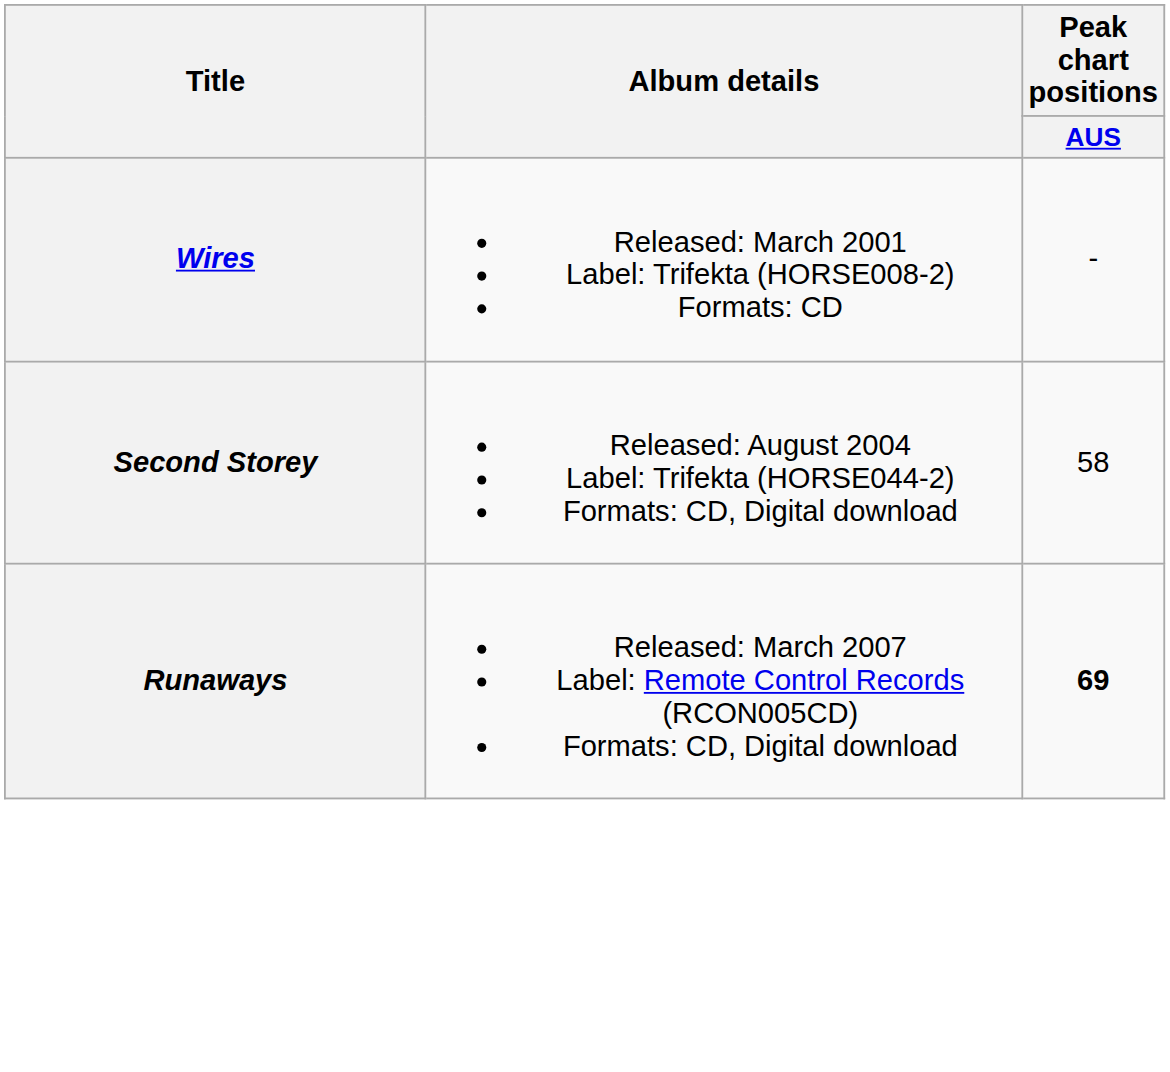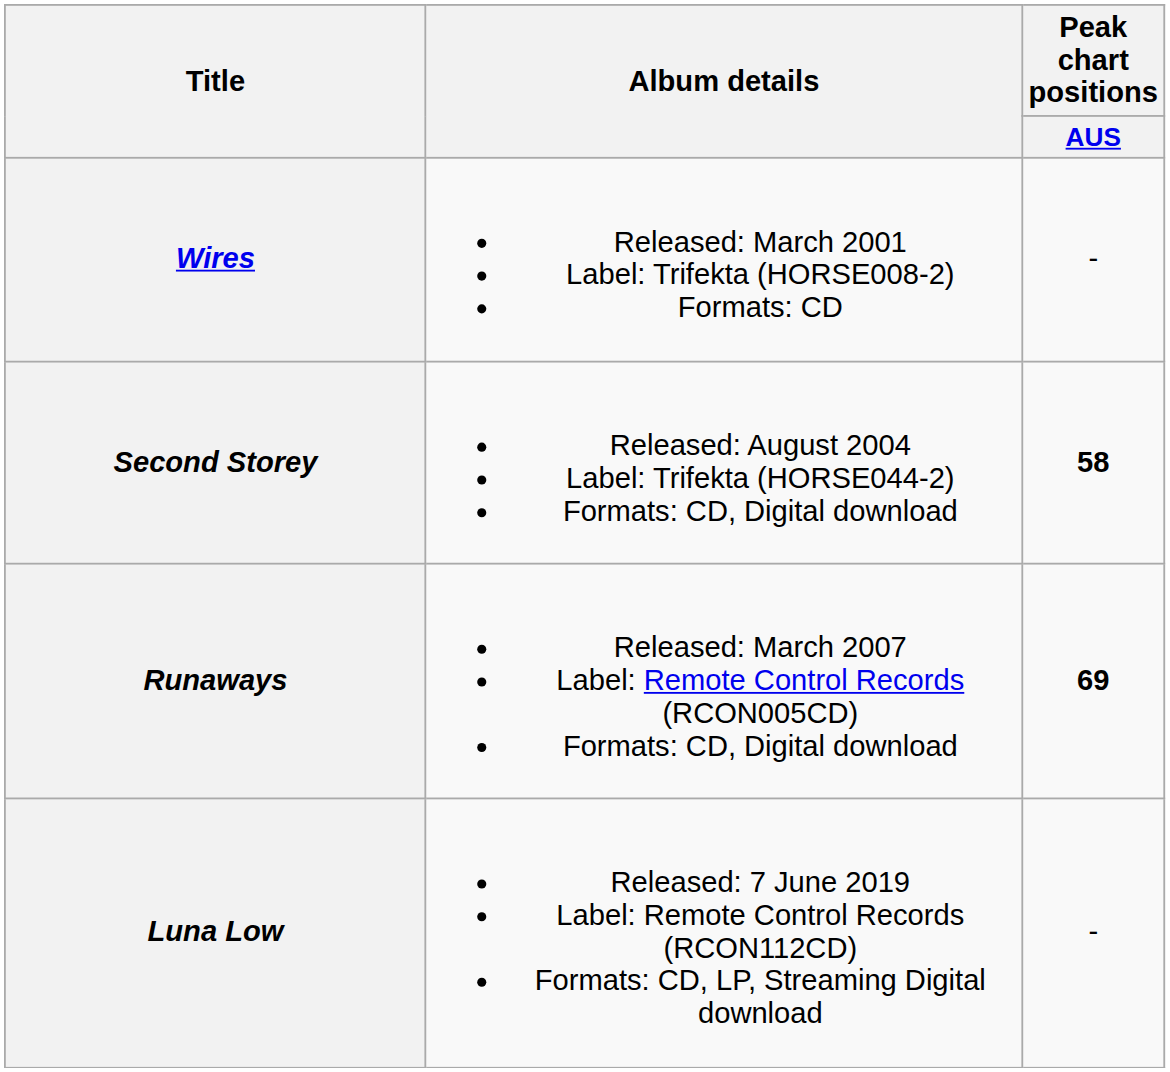(1093, 461) normal -> (1093, 461) bold
+ row: (215, 932)
